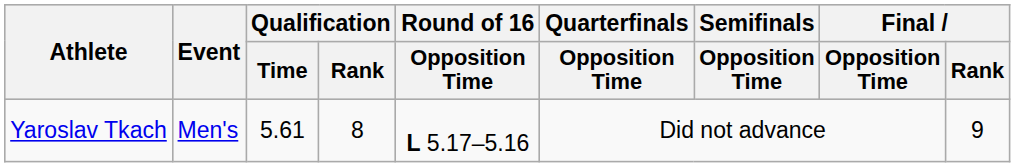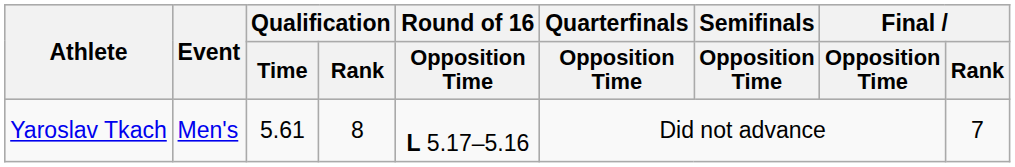(977, 131) 9 -> (977, 131) 7
